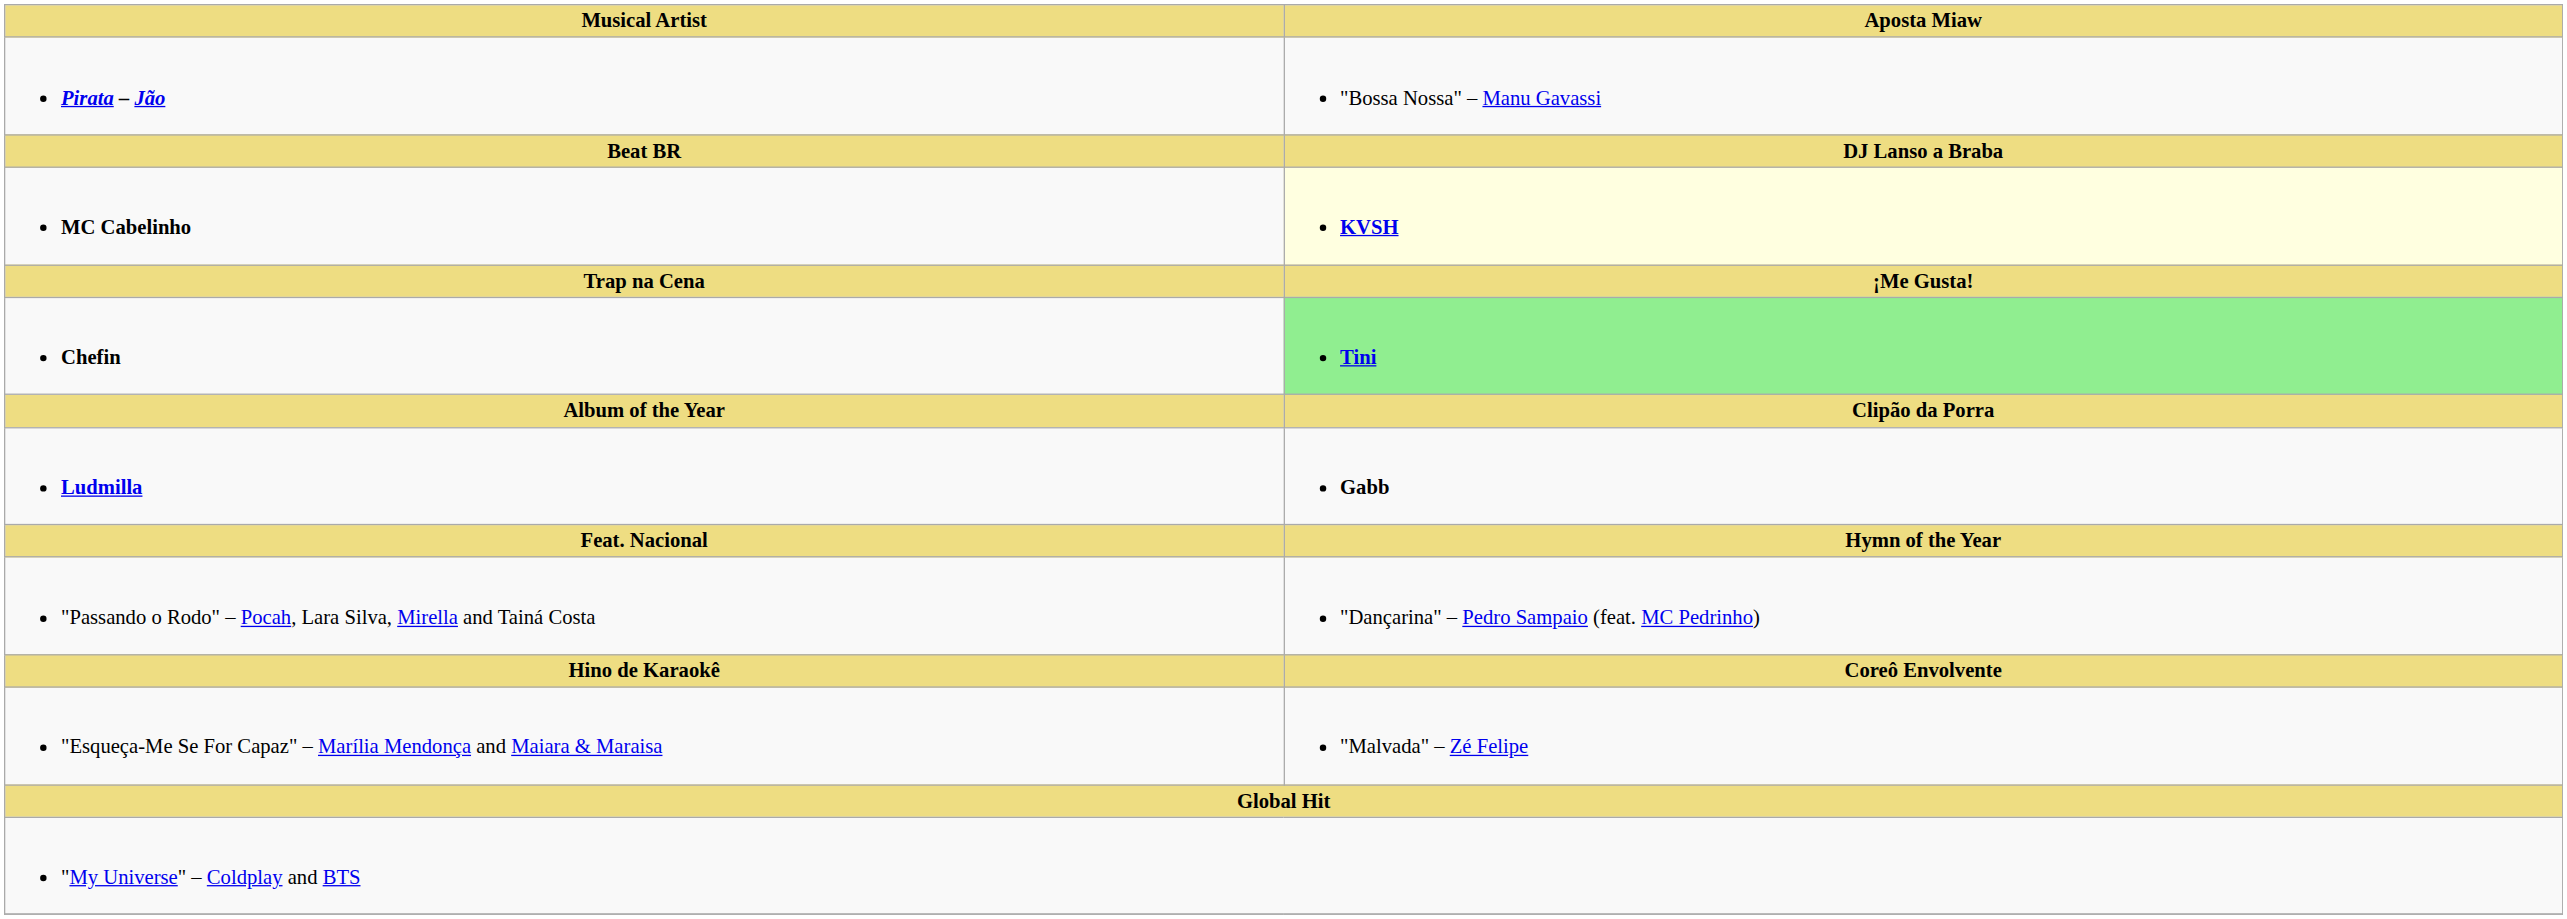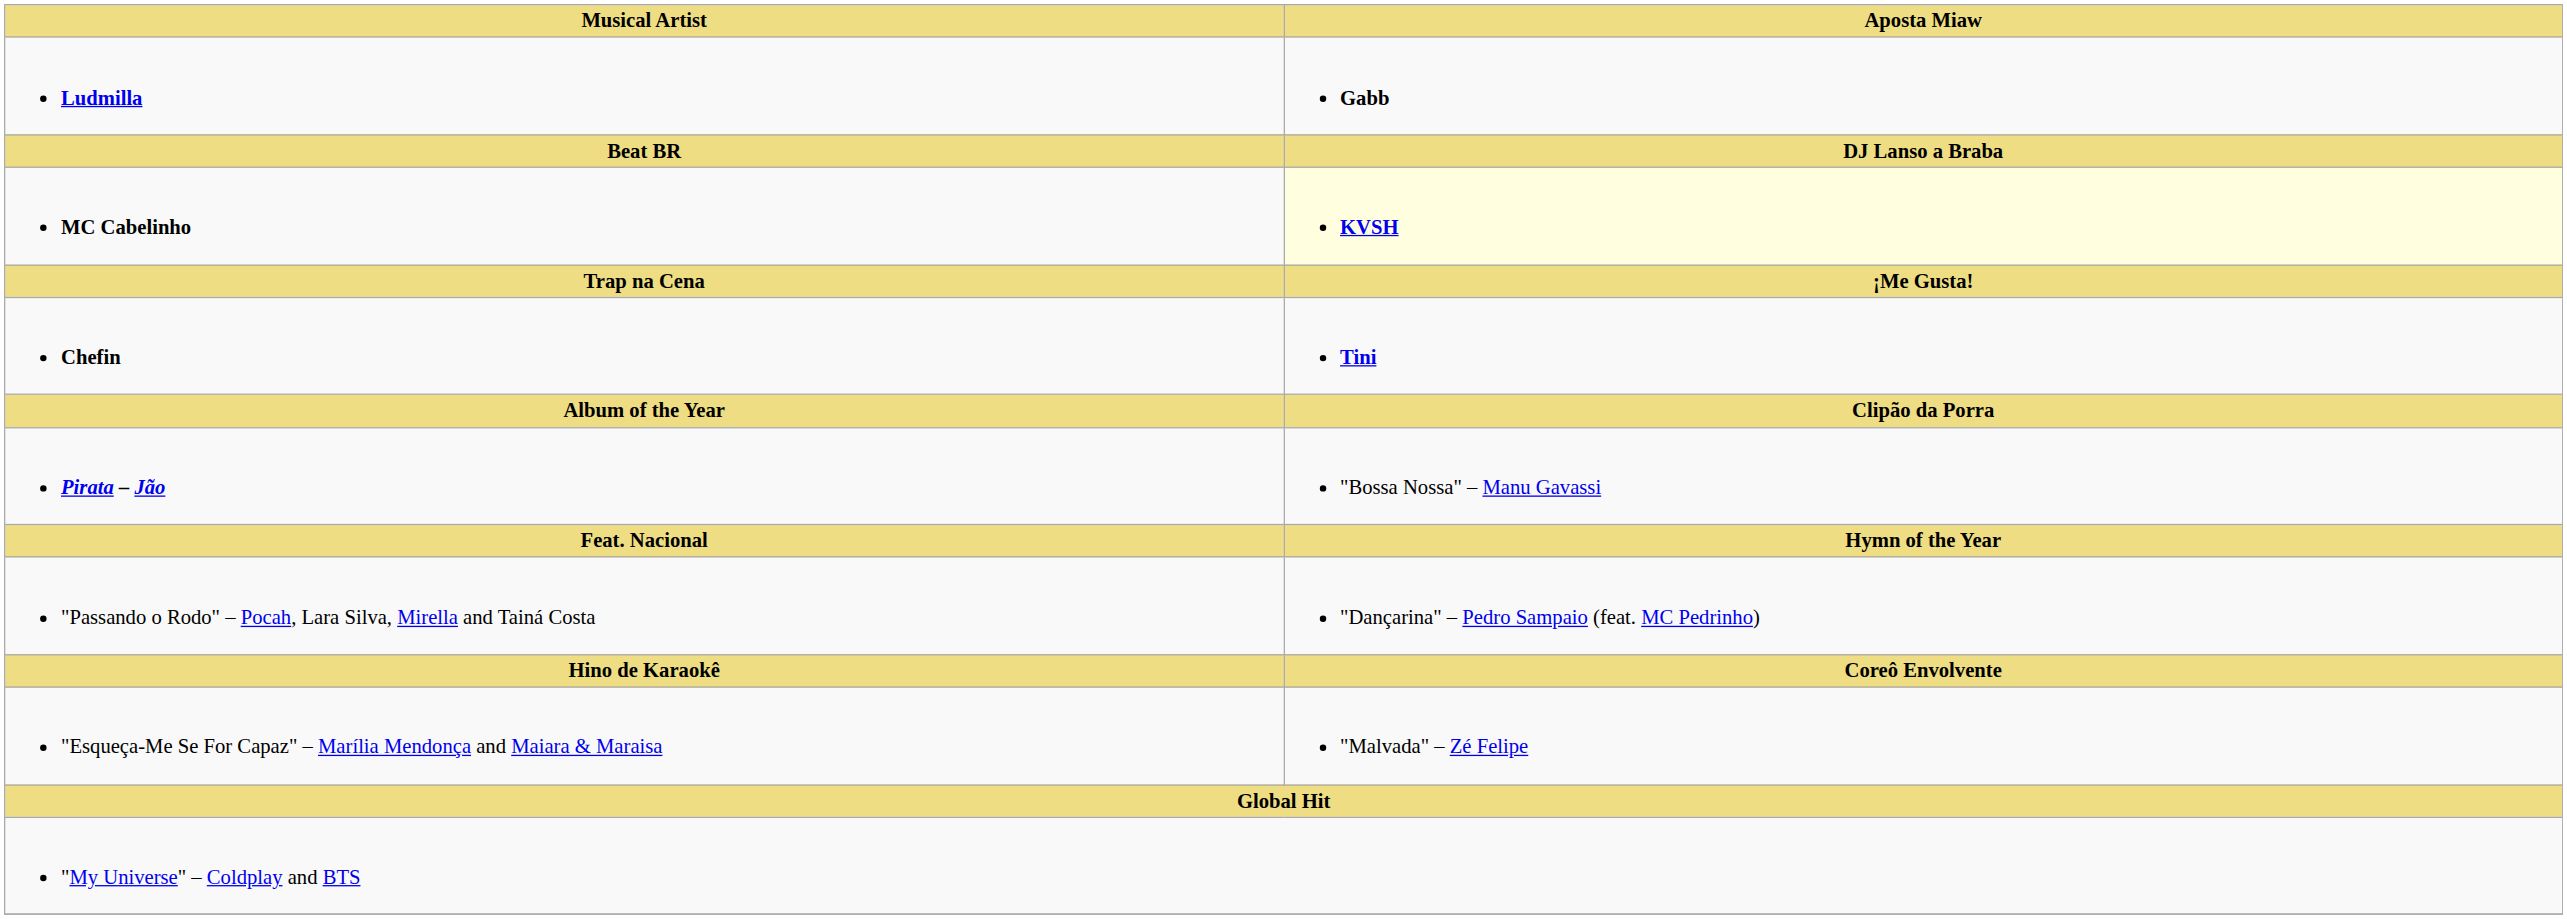rows swapped: (644, 488) <-> (644, 98)
(1923, 358) lightgreen background -> (1923, 358) no background
